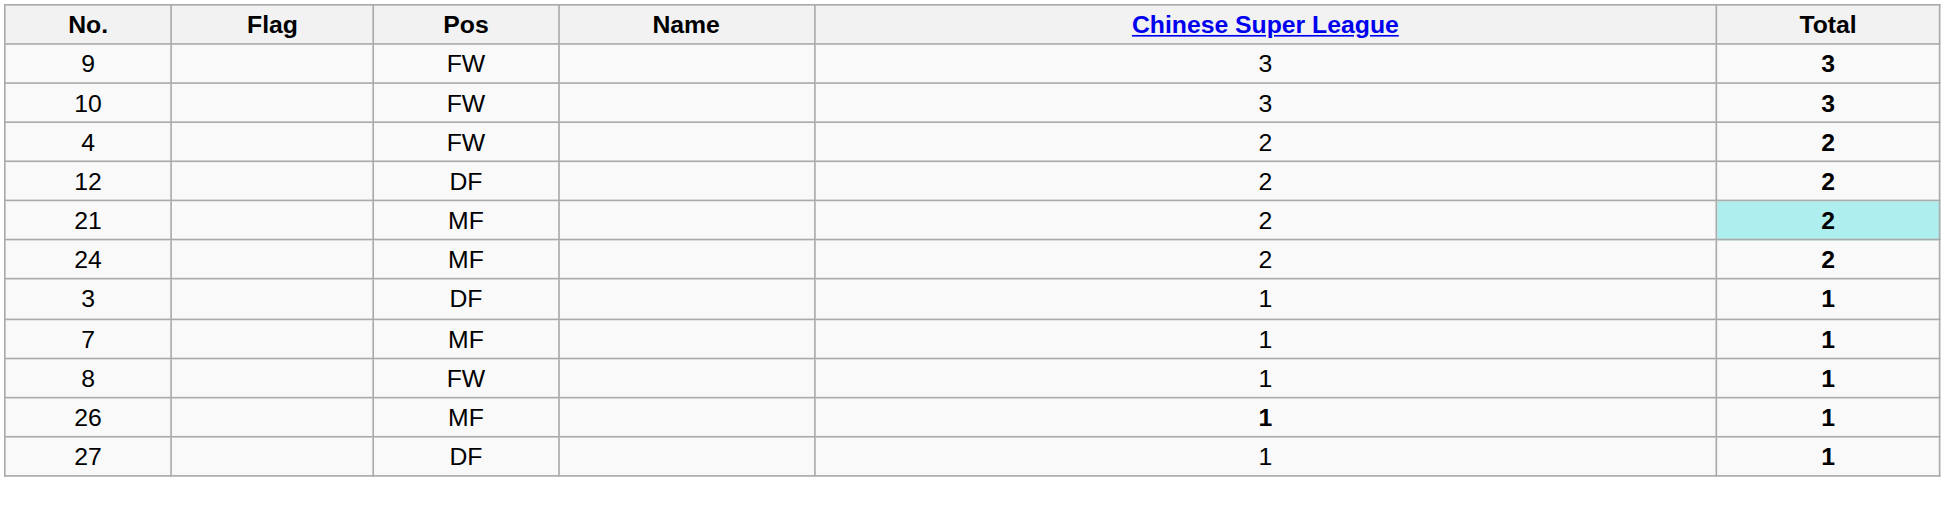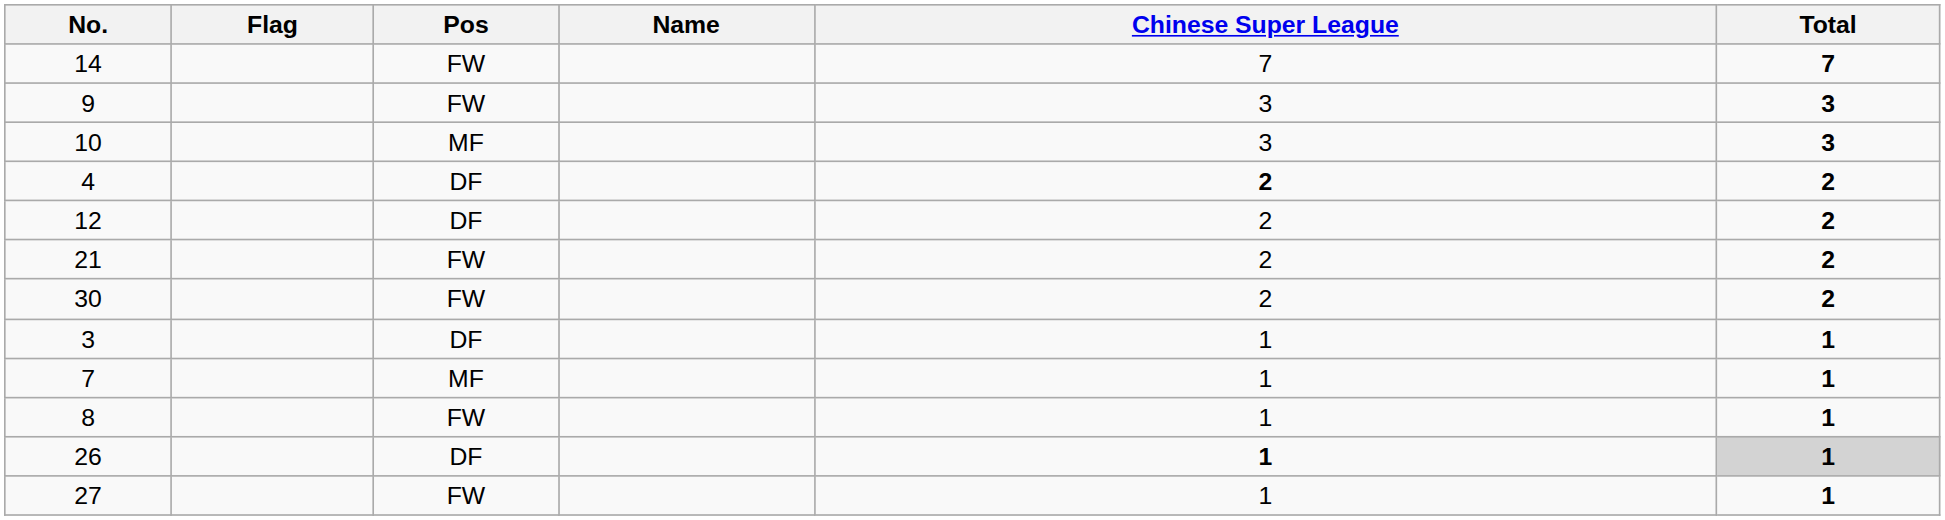+ row: (88, 64)
(466, 103) FW -> (466, 142) MF
(466, 142) FW -> (466, 182) DF
(1265, 142) normal -> (1265, 182) bold
(466, 221) MF -> (466, 260) FW
(1828, 221) paleturquoise background -> (1828, 260) no background
- row: (88, 260)
+ row: (88, 299)
(466, 417) MF -> (466, 456) DF
(1828, 417) no background -> (1828, 456) lightgrey background
(466, 456) DF -> (466, 495) FW
